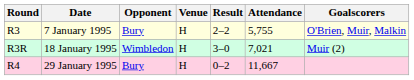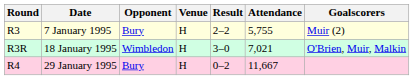(357, 30) O'Brien, Muir, Malkin -> (326, 30) Muir (2)
(326, 48) Muir (2) -> (357, 48) O'Brien, Muir, Malkin
